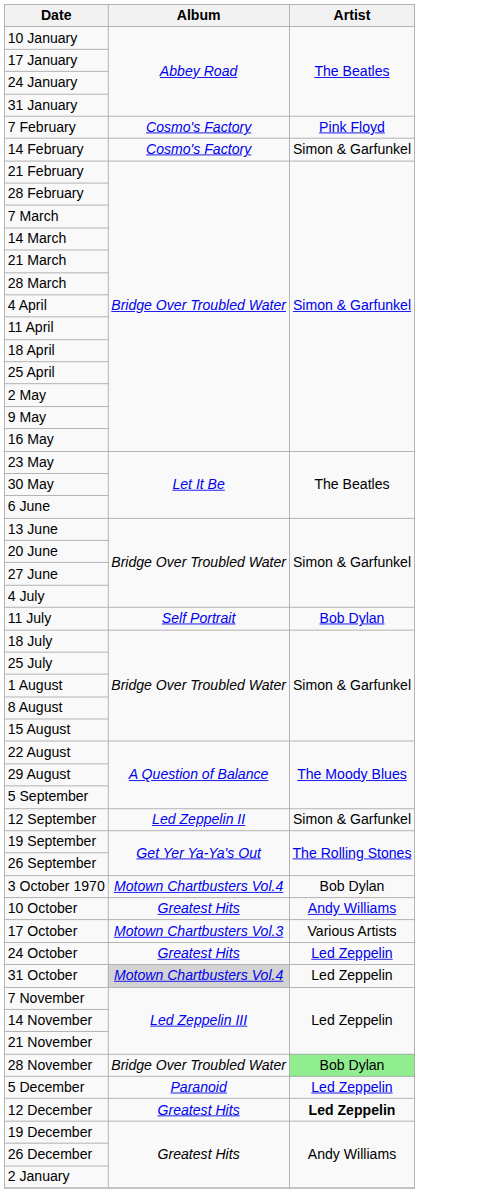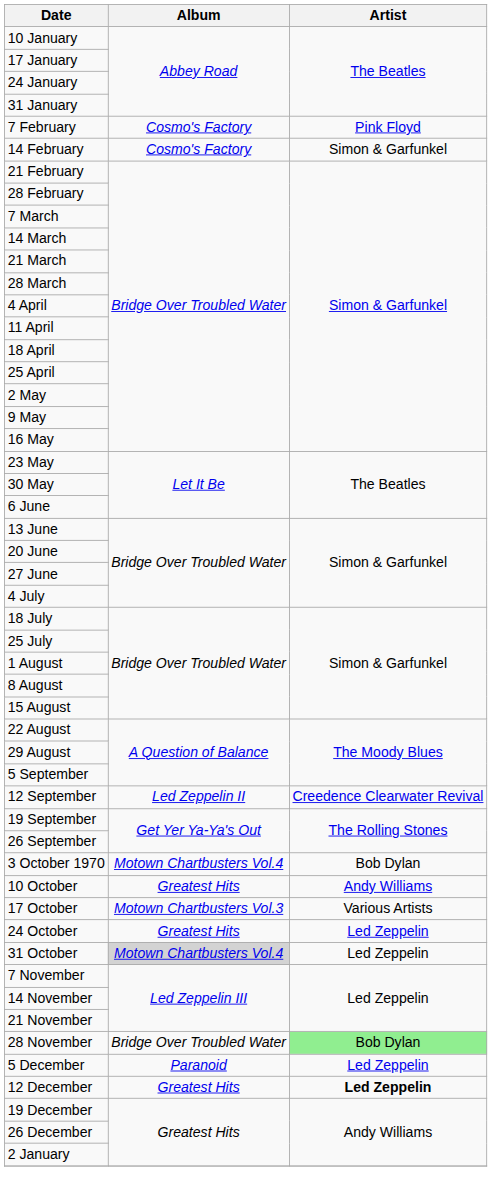- row: (29, 618)
(352, 819) Simon & Garfunkel -> (388, 797) Creedence Clearwater Revival
